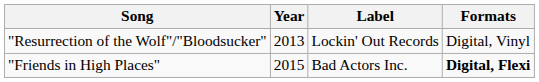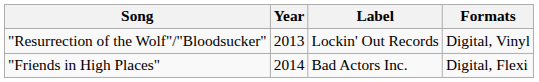(289, 65) 2015 -> (289, 65) 2014
(488, 65) bold -> (487, 65) normal
